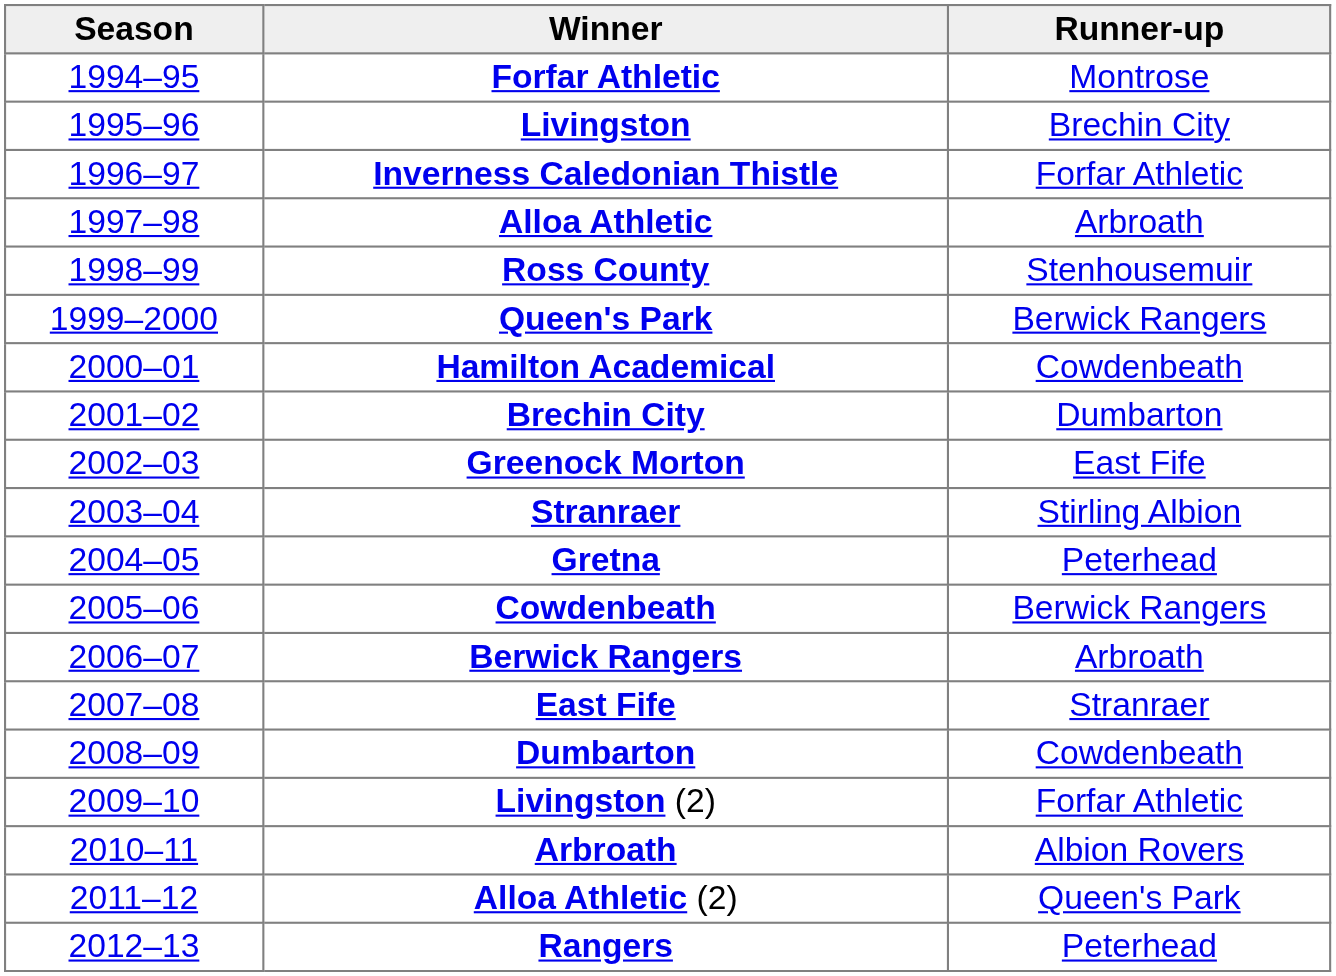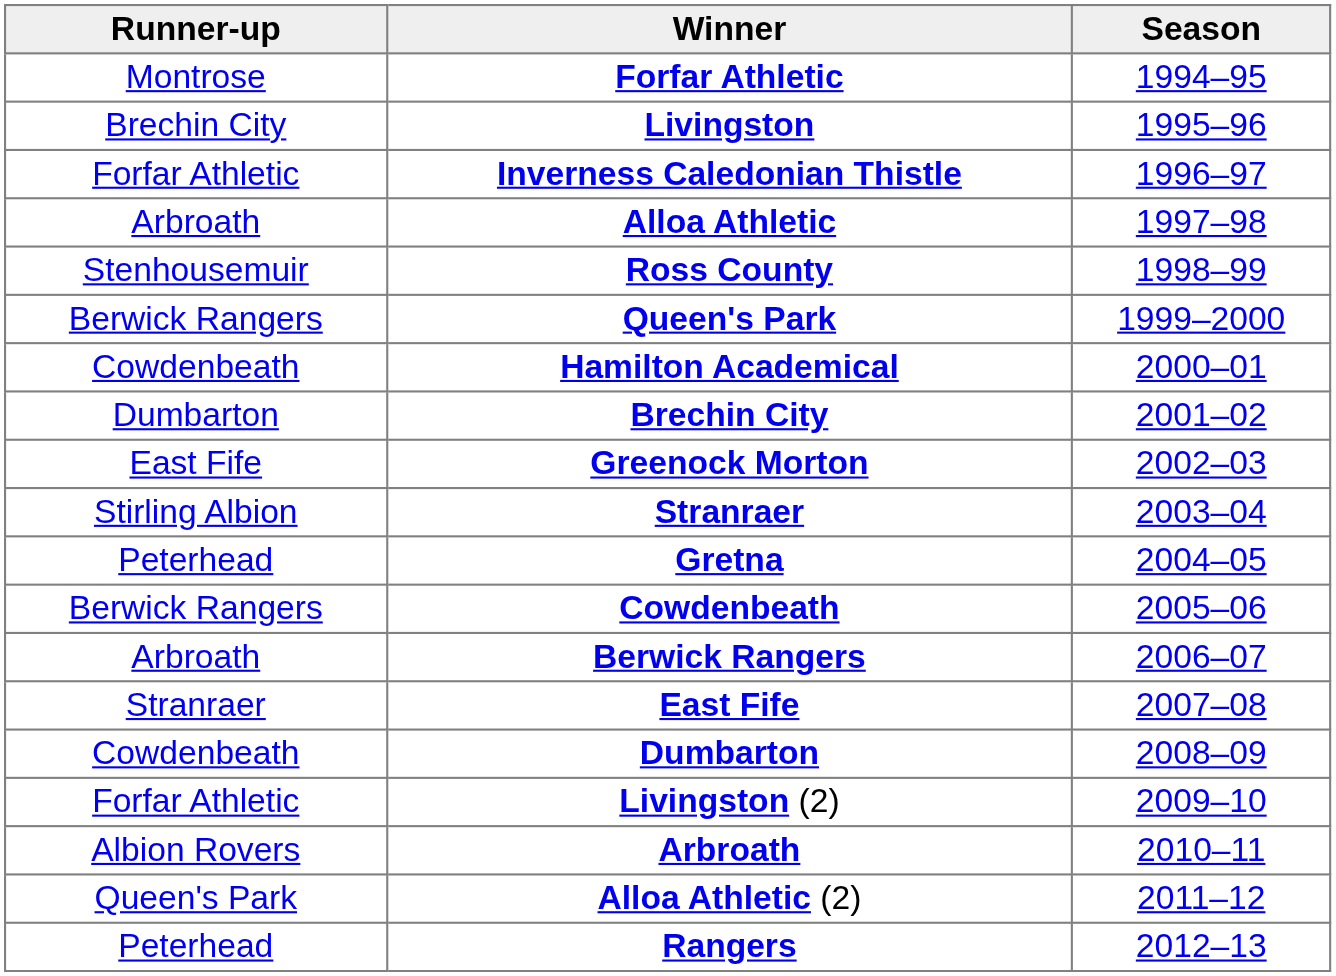columns swapped: (134, 28) <-> (1139, 28)
